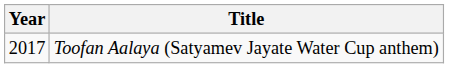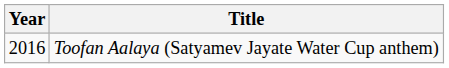(27, 47) 2017 -> (27, 47) 2016
